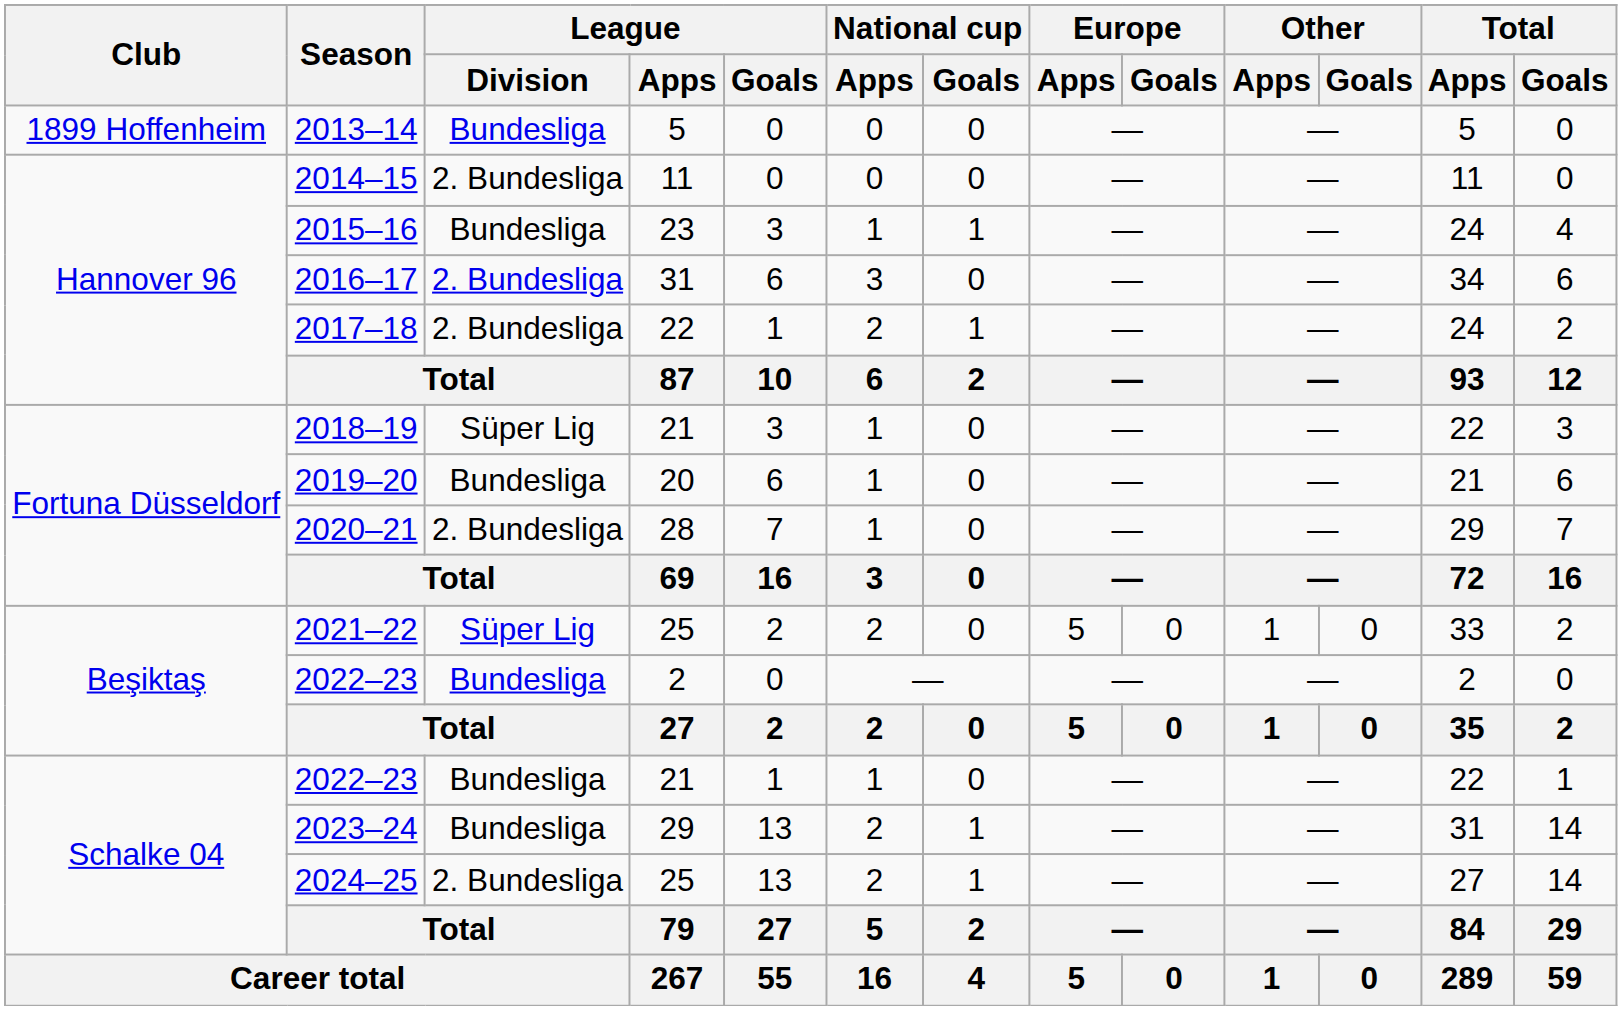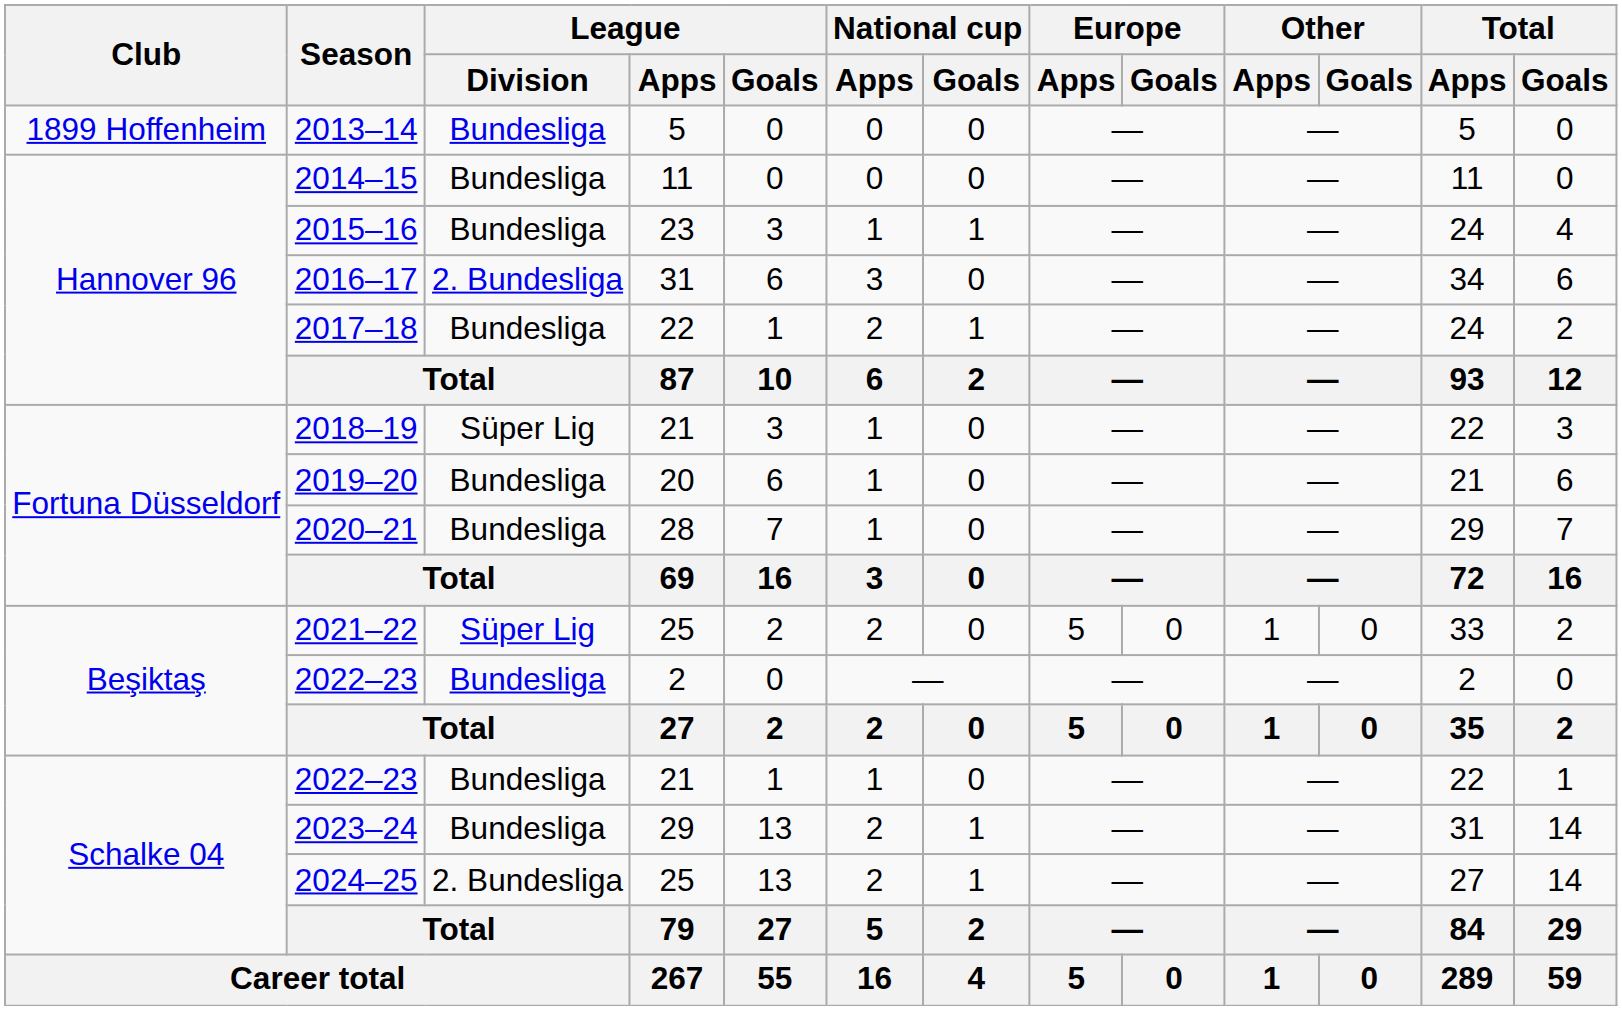(528, 179) 2. Bundesliga -> (528, 179) Bundesliga
(528, 329) 2. Bundesliga -> (528, 329) Bundesliga
(528, 529) 2. Bundesliga -> (528, 529) Bundesliga
